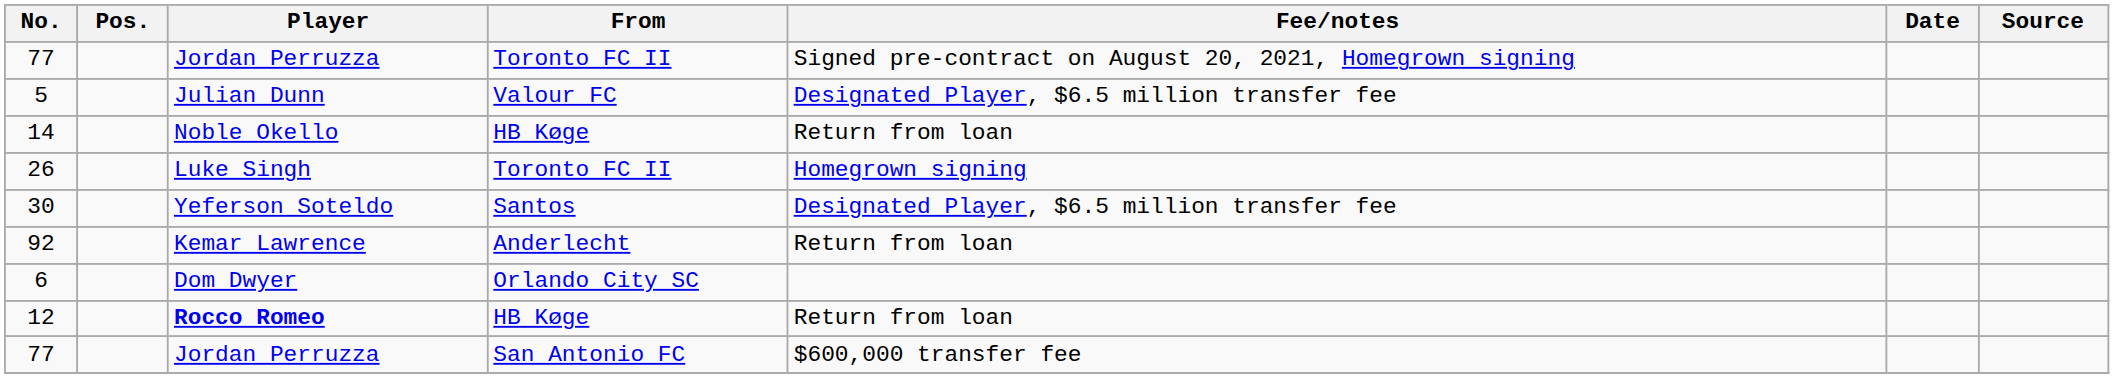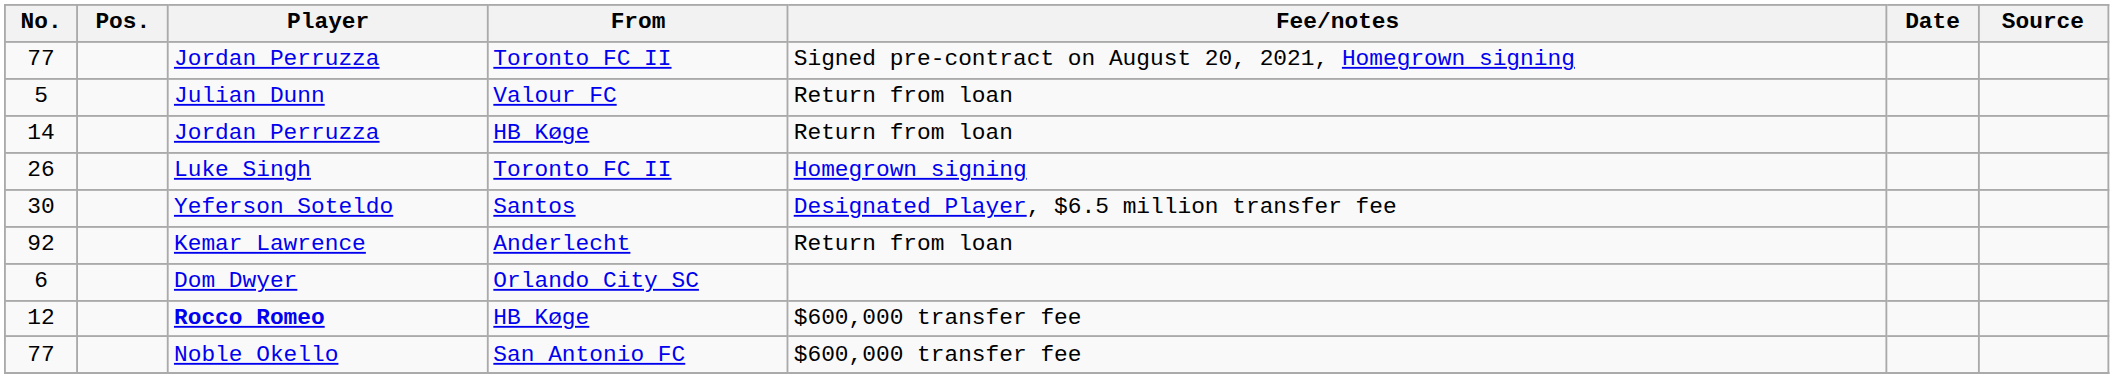(1095, 97) Designated Player, $6.5 million transfer fee -> (903, 97) Return from loan
(256, 134) Noble Okello -> (277, 134) Jordan Perruzza
(903, 319) Return from loan -> (938, 319) $600,000 transfer fee
(277, 356) Jordan Perruzza -> (256, 356) Noble Okello
